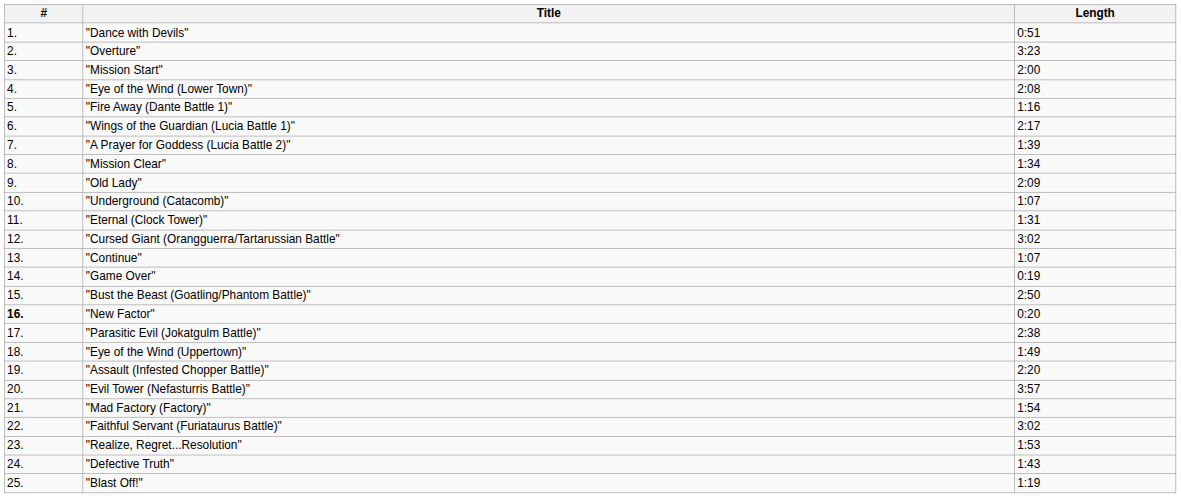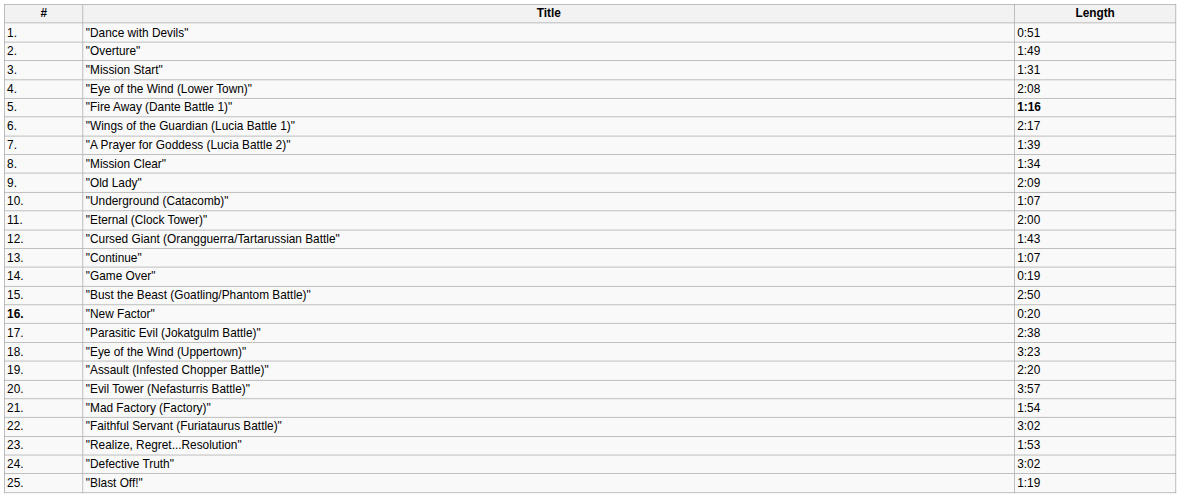(1029, 51) 3:23 -> (1029, 51) 1:49
(1029, 70) 2:00 -> (1029, 70) 1:31
(1029, 107) normal -> (1029, 107) bold
(1029, 220) 1:31 -> (1029, 220) 2:00
(1029, 239) 3:02 -> (1029, 239) 1:43
(1029, 351) 1:49 -> (1029, 351) 3:23
(1029, 464) 1:43 -> (1029, 464) 3:02
